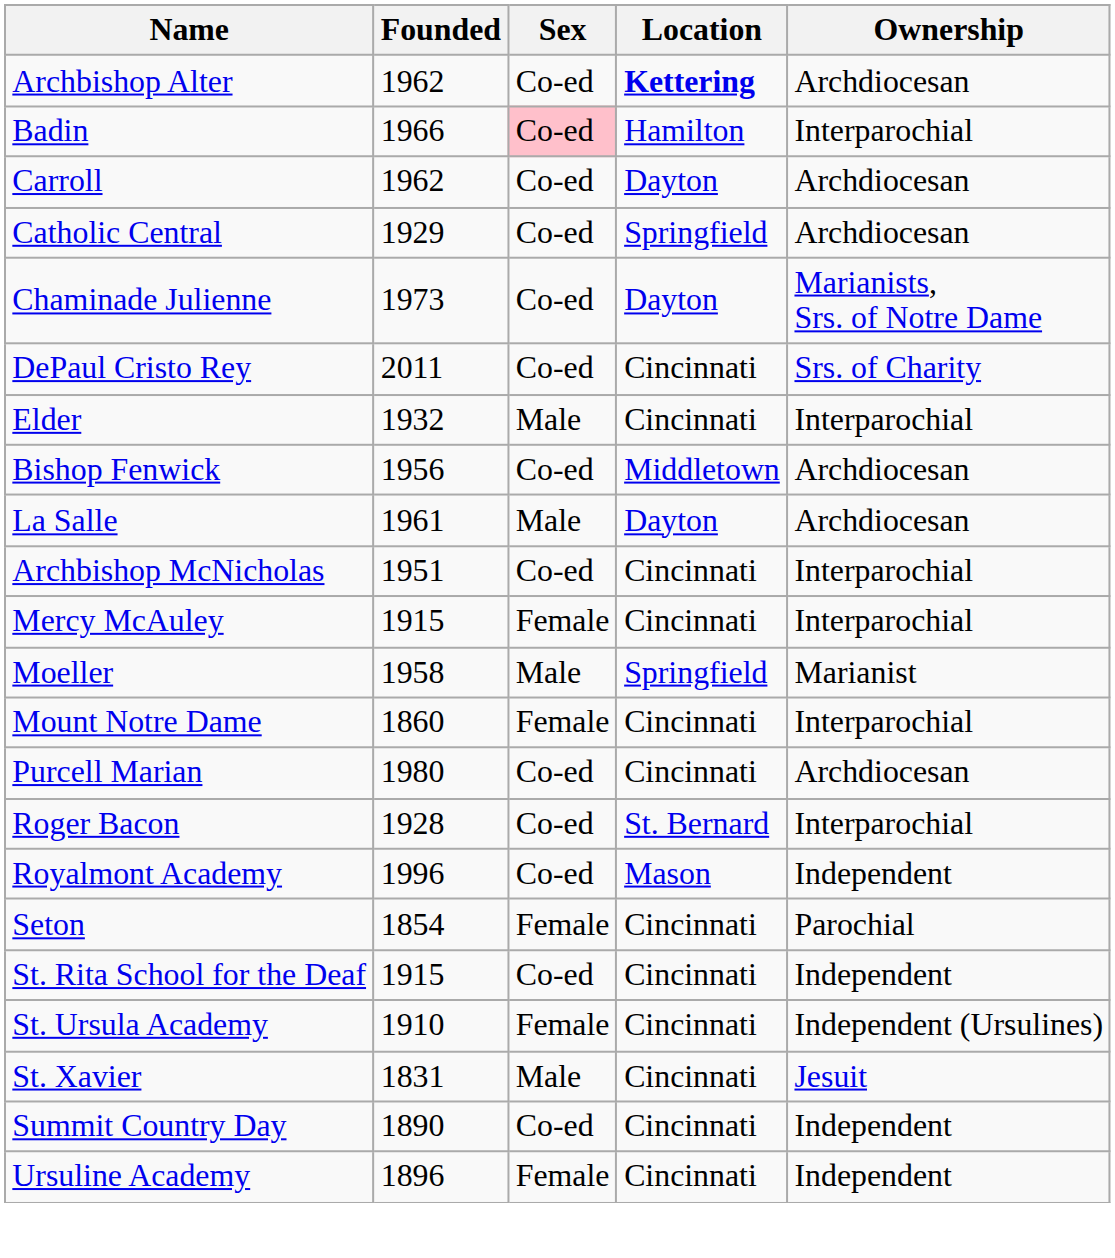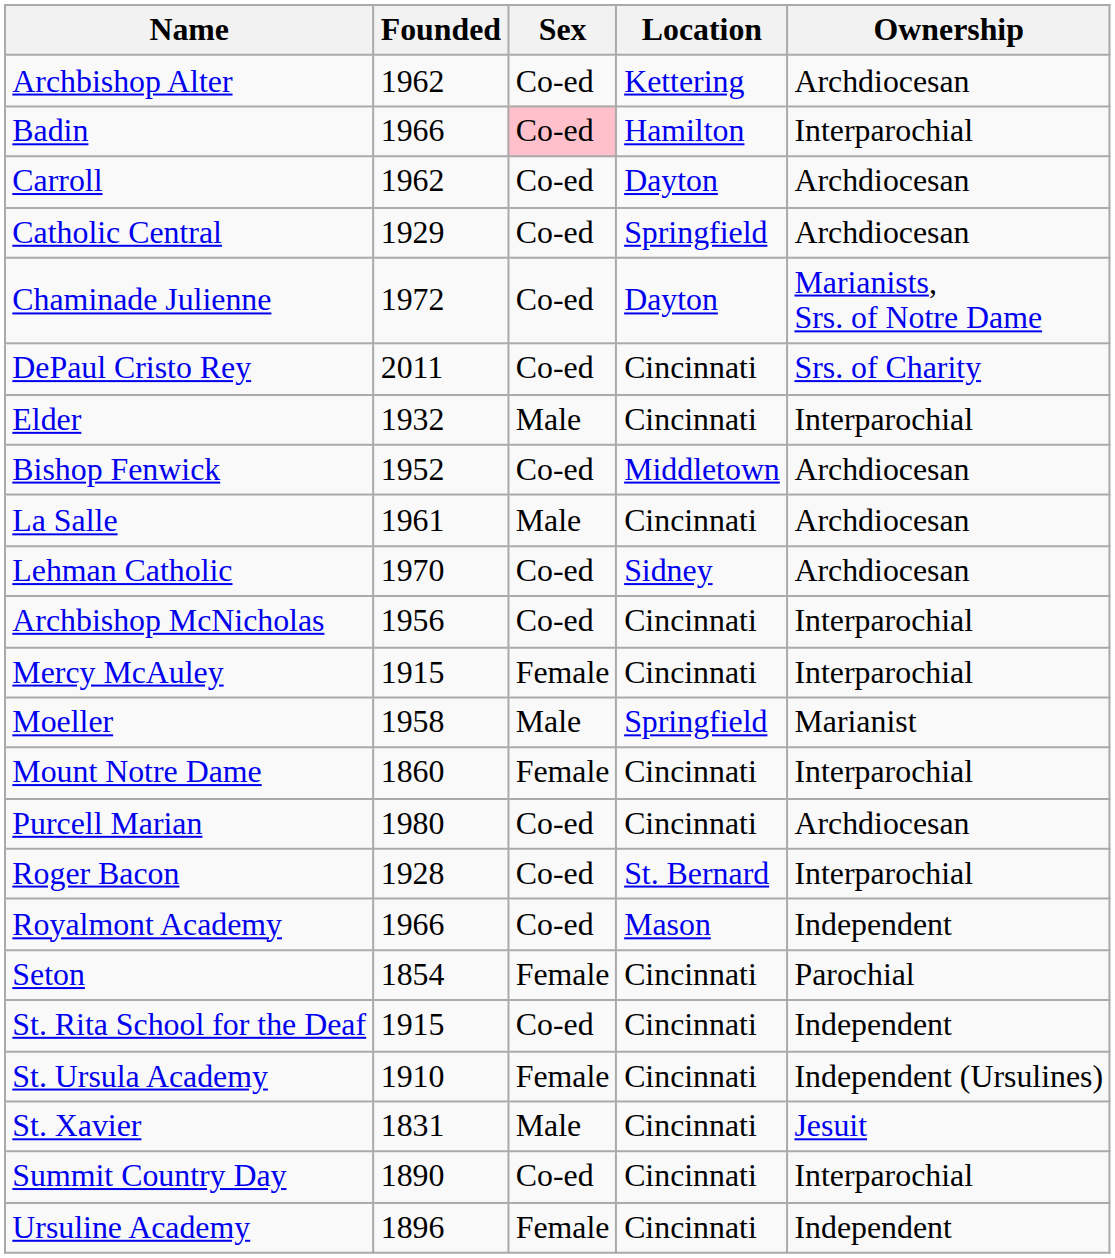(690, 80) bold -> (684, 80) normal
(413, 300) 1973 -> (413, 300) 1972
(413, 469) 1956 -> (413, 469) 1952
(671, 520) Dayton -> (690, 520) Cincinnati
+ row: (122, 570)
(413, 570) 1951 -> (413, 621) 1956
(413, 873) 1996 -> (413, 924) 1966
(873, 1125) Independent -> (884, 1176) Interparochial
